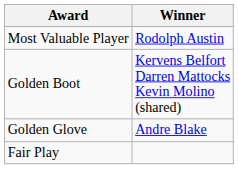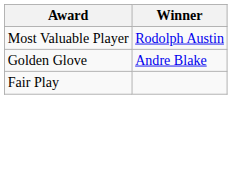- row: (44, 84)
